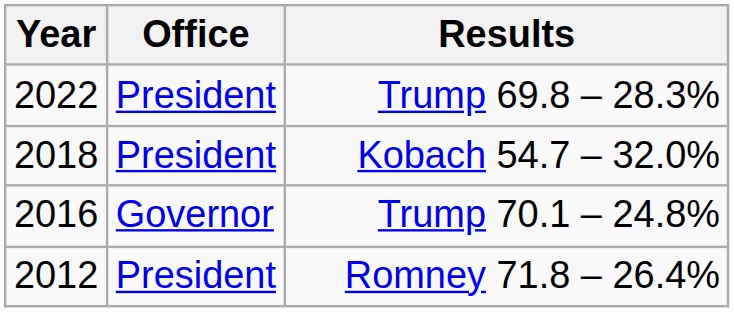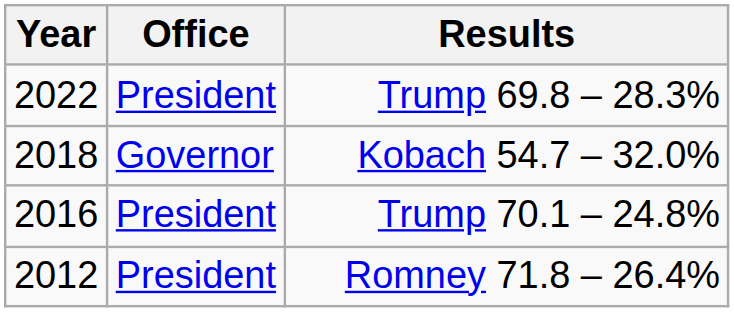(196, 154) President -> (195, 154) Governor
(195, 214) Governor -> (196, 214) President
